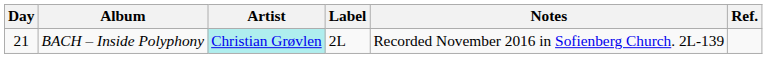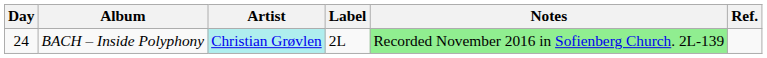(21, 41) 21 -> (21, 41) 24
(549, 41) no background -> (549, 41) lightgreen background
